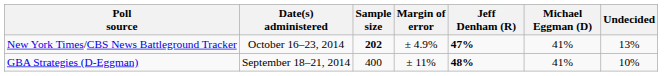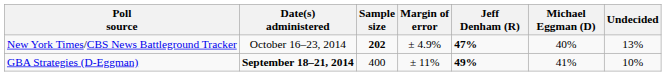(563, 44) 41% -> (566, 44) 40%
(296, 62) normal -> (298, 62) bold
(462, 62) 48% -> (466, 62) 49%
